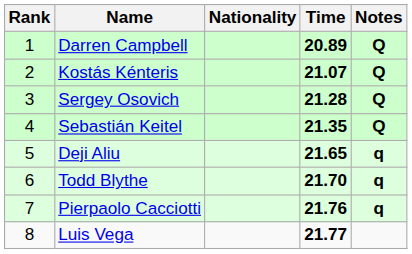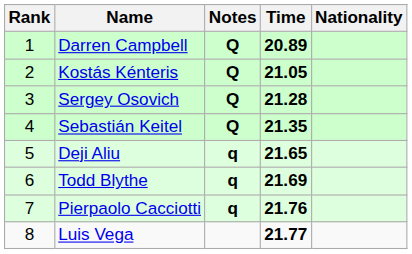columns swapped: (253, 18) <-> (379, 18)
(326, 72) 21.07 -> (286, 72) 21.05
(326, 180) 21.70 -> (286, 180) 21.69
